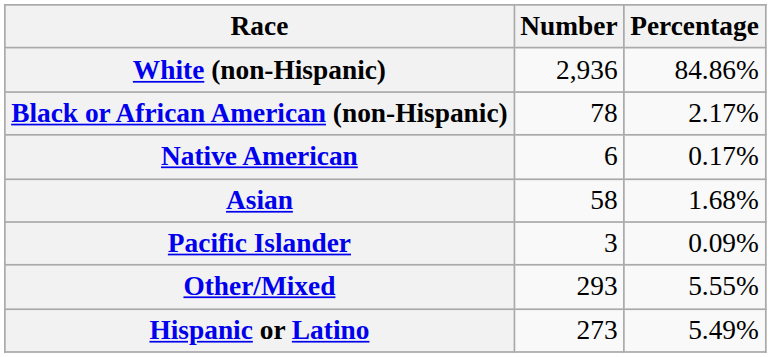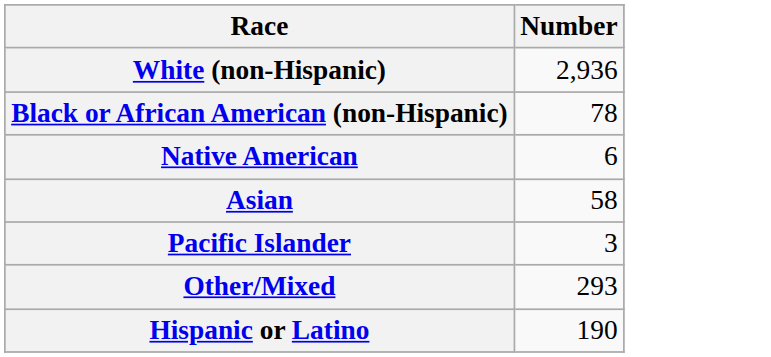- column: (695, 26)
(597, 329) 273 -> (597, 329) 190
